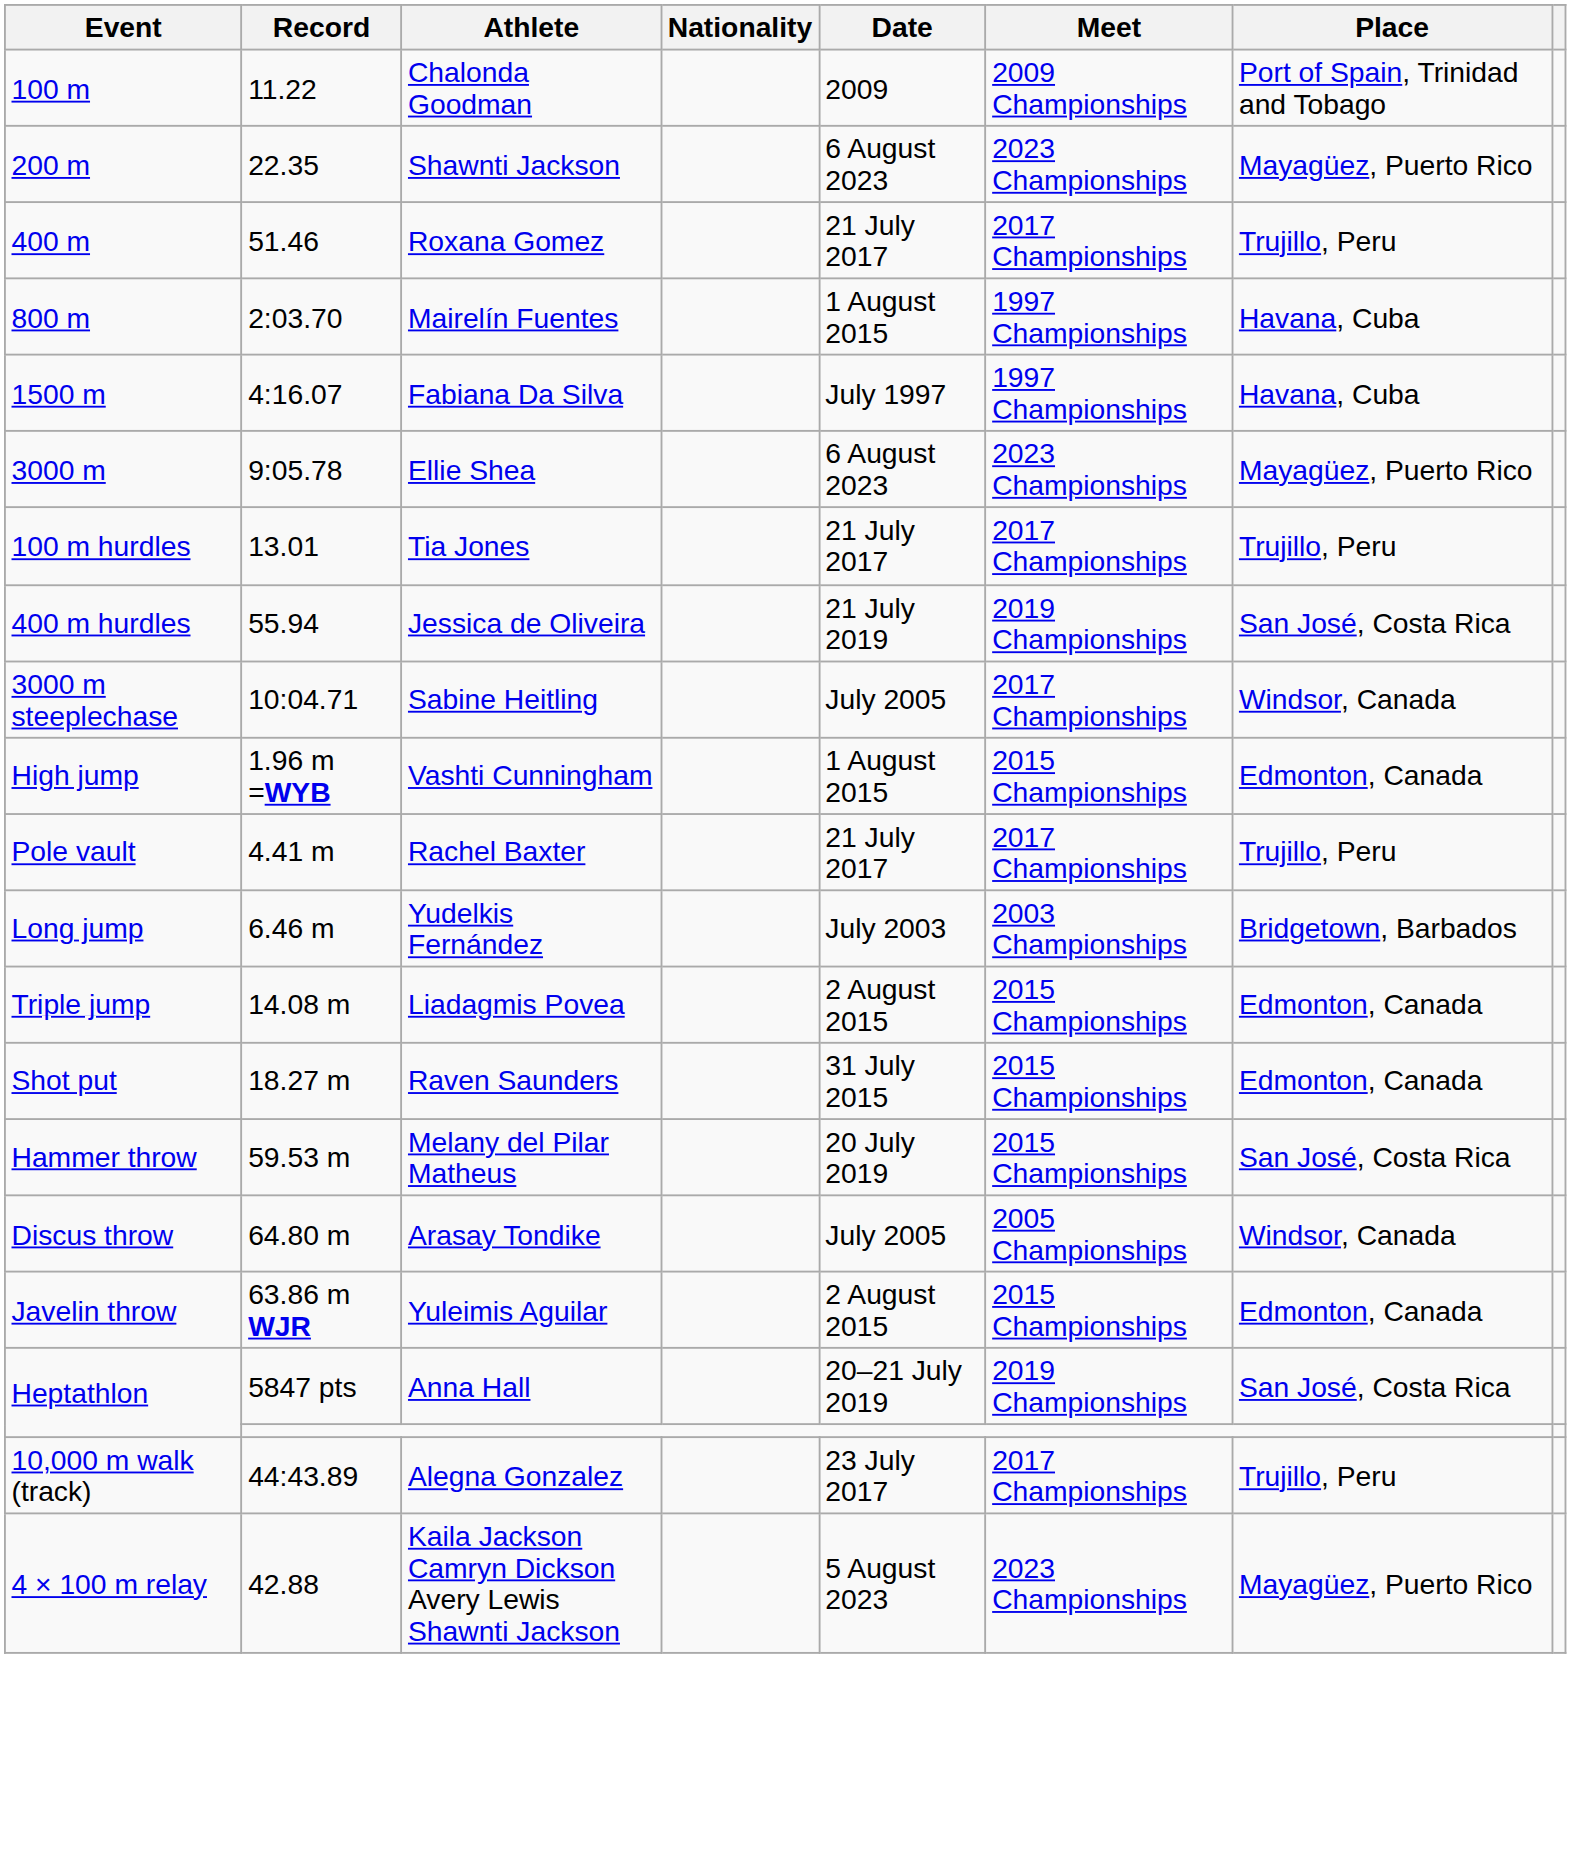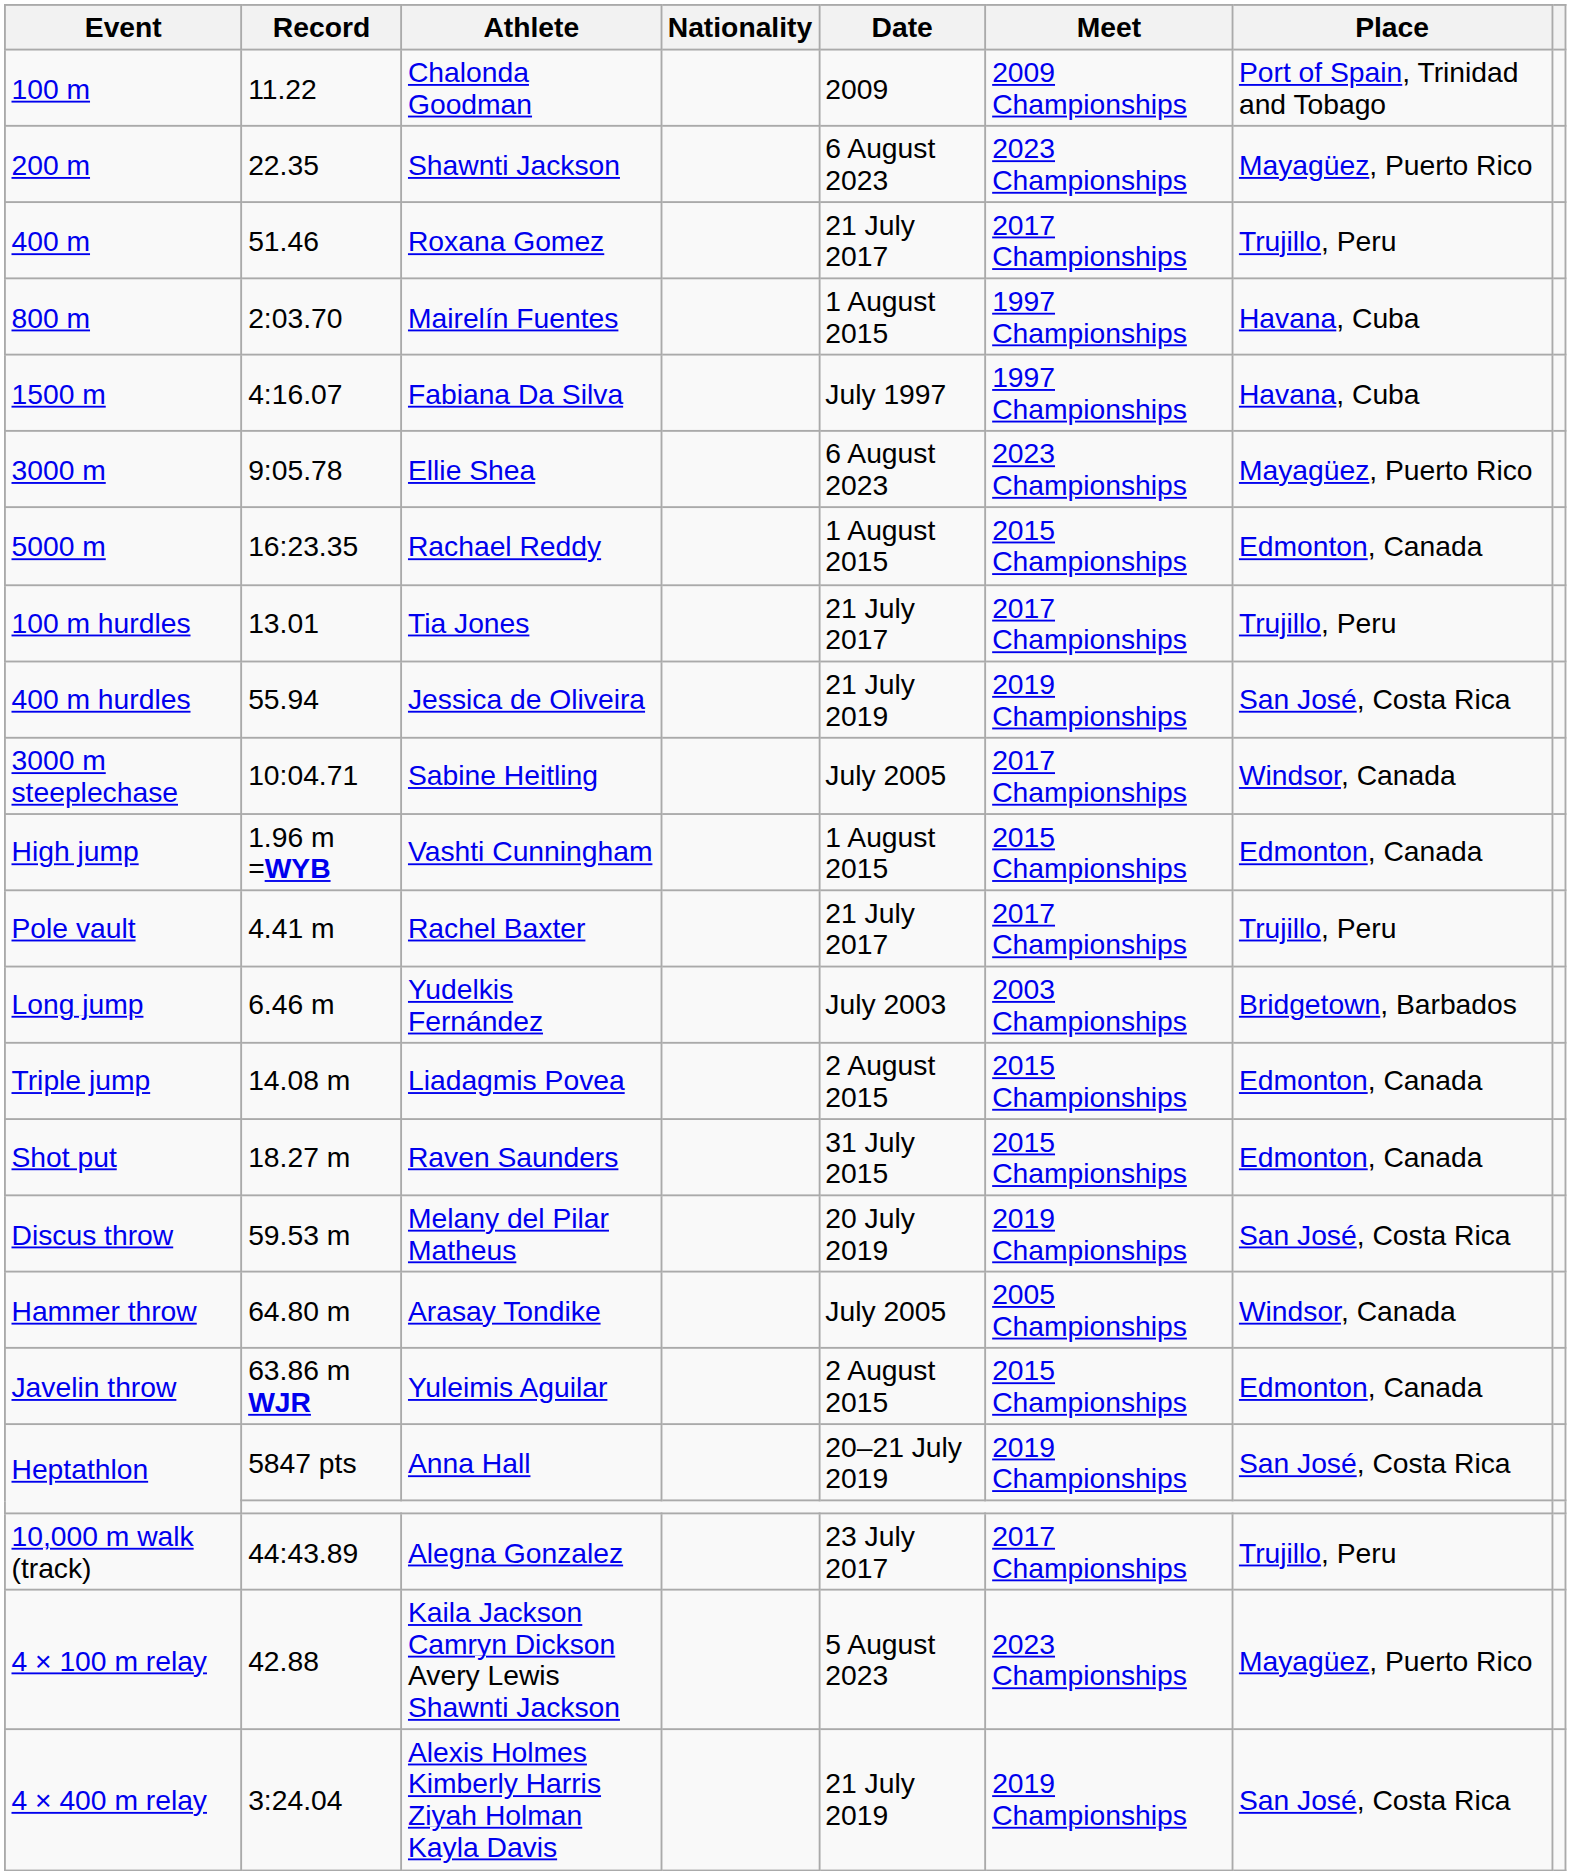+ row: (505, 546)
(104, 1157) Hammer throw -> (92, 1234) Discus throw
(1090, 1157) 2015 Championships -> (1090, 1234) 2019 Championships
(92, 1234) Discus throw -> (104, 1310) Hammer throw
+ row: (504, 1800)
